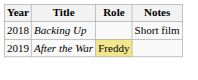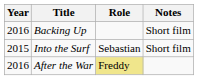(18, 30) 2018 -> (18, 30) 2016
+ row: (62, 48)
(18, 48) 2019 -> (18, 65) 2016
